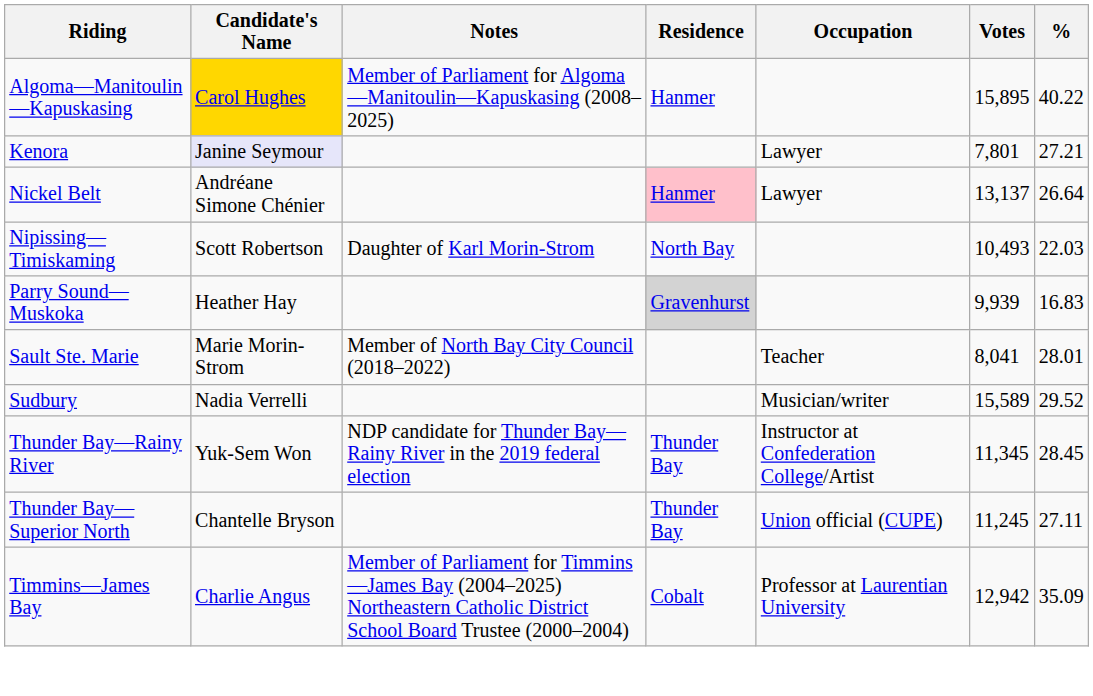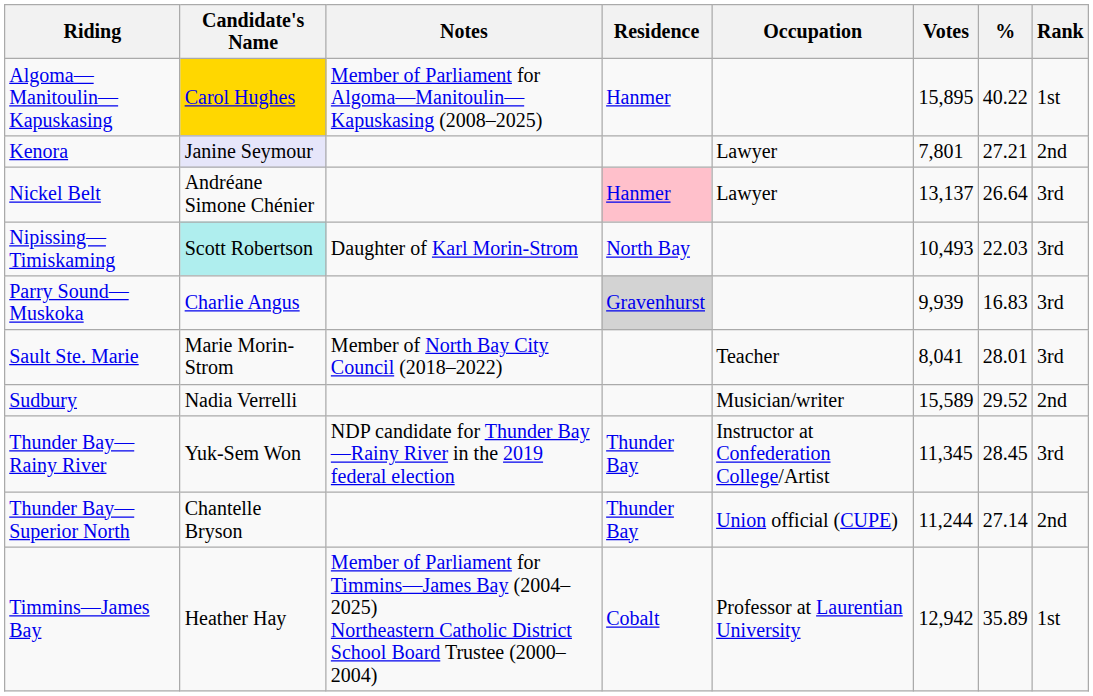+ column: (1060, 31)
(259, 248) no background -> (249, 248) paleturquoise background
(246, 302) Heather Hay -> (242, 302) Charlie Angus
(1002, 519) 11,245 -> (946, 519) 11,244
(1061, 519) 27.11 -> (1005, 519) 27.14
(253, 596) Charlie Angus -> (235, 618) Heather Hay
(1061, 596) 35.09 -> (1005, 618) 35.89
